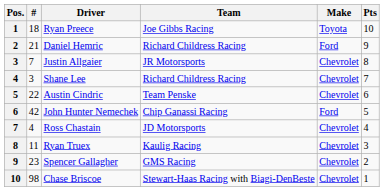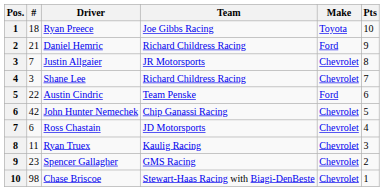(339, 95) Chevrolet -> (329, 95) Ford
(329, 112) Ford -> (339, 112) Chevrolet
(31, 128) 4 -> (31, 128) 6
